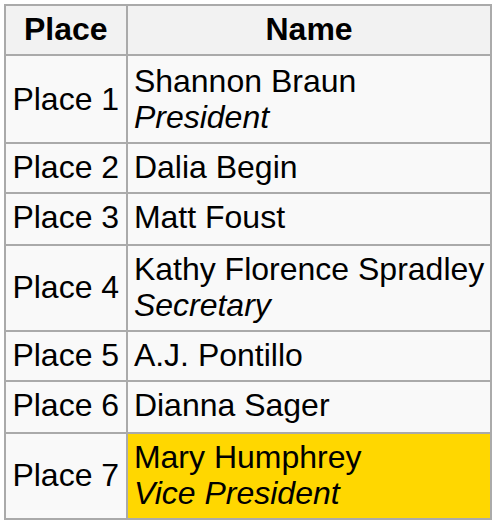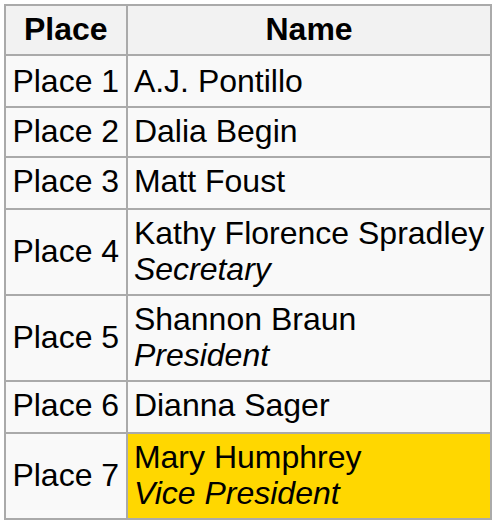(245, 98) Shannon Braun President -> (218, 80) A.J. Pontillo
(218, 355) A.J. Pontillo -> (245, 337) Shannon Braun President
